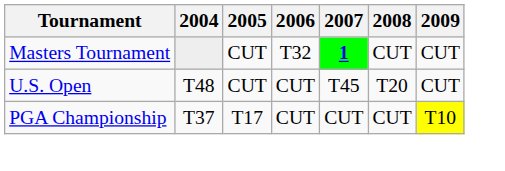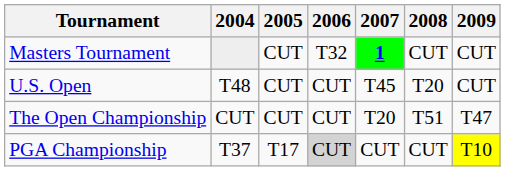+ row: (108, 117)
(295, 117) no background -> (331, 150) lightgrey background
